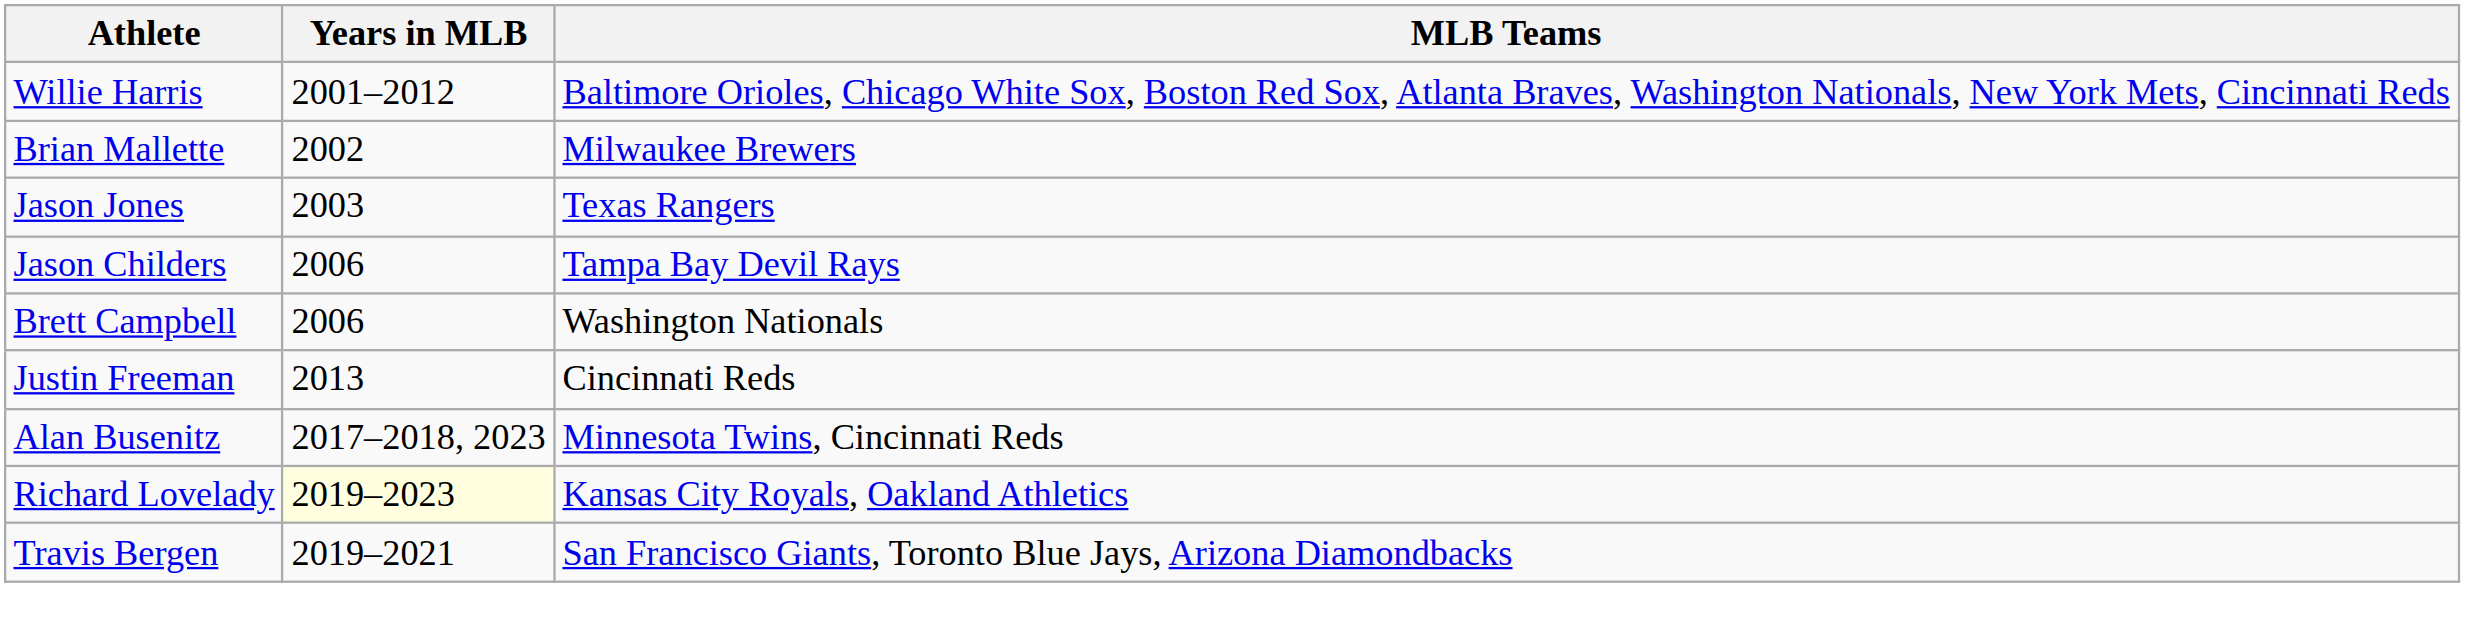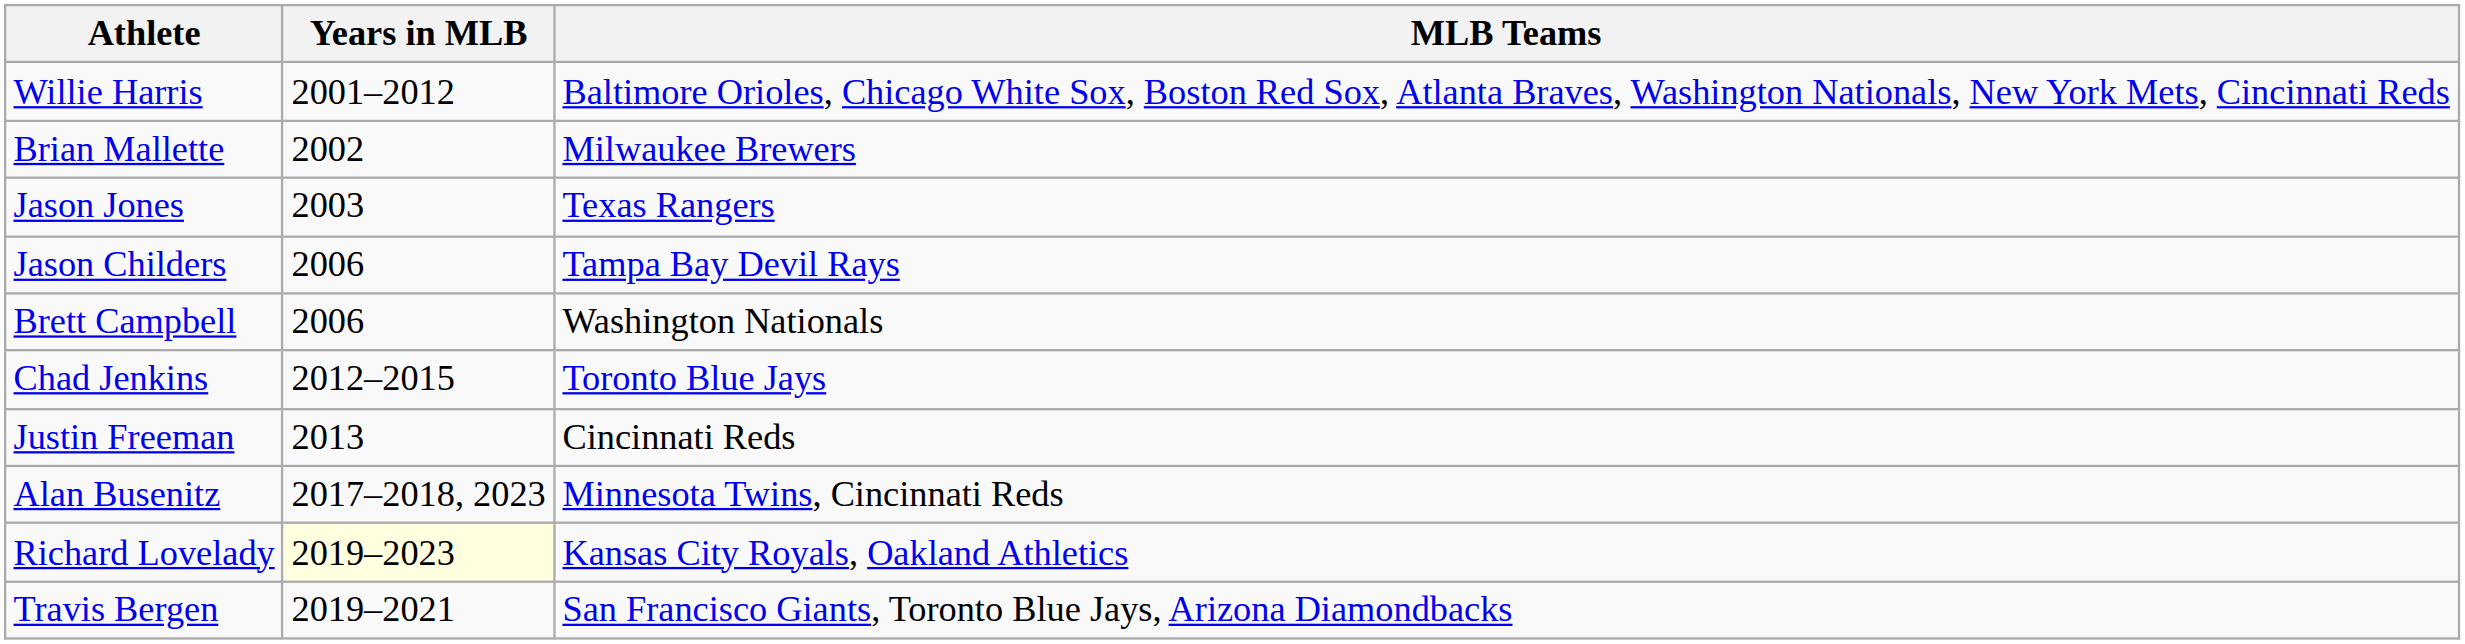+ row: (111, 378)
